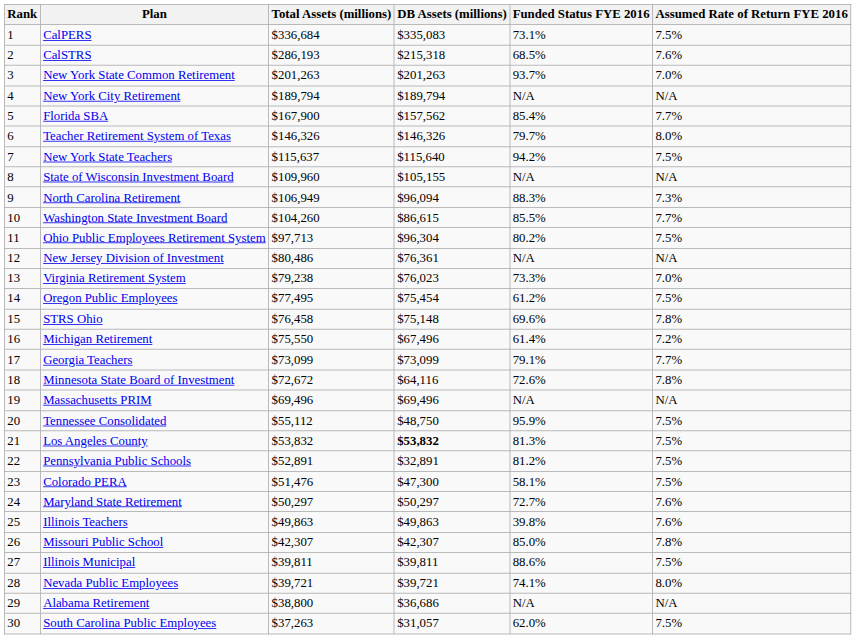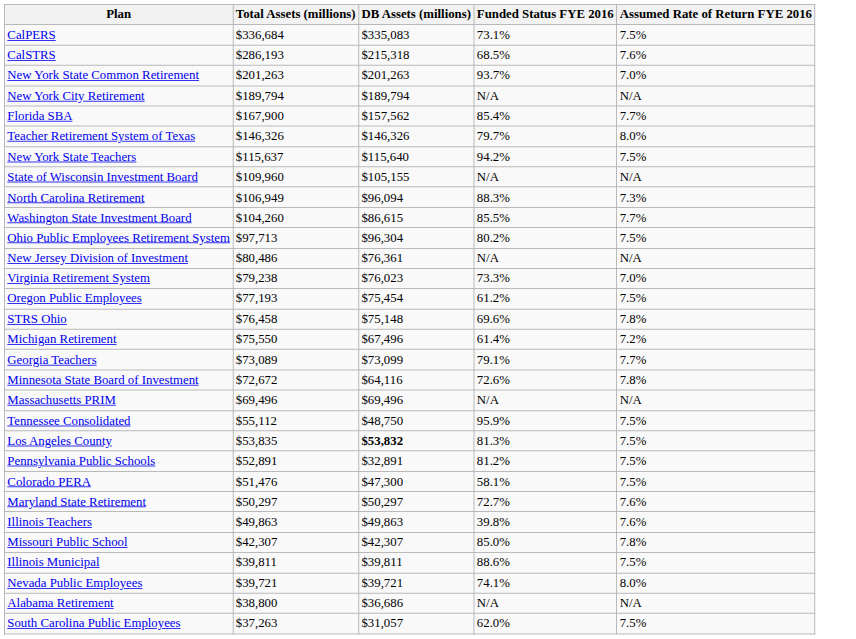- column: (22, 14)
(292, 298) $77,495 -> (257, 298) $77,193
(292, 359) $73,099 -> (257, 359) $73,089
(292, 440) $53,832 -> (257, 440) $53,835
